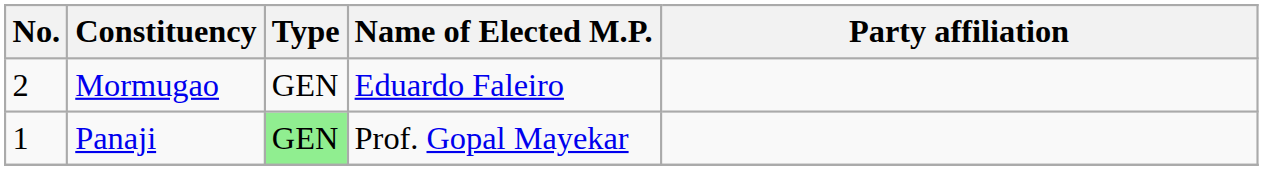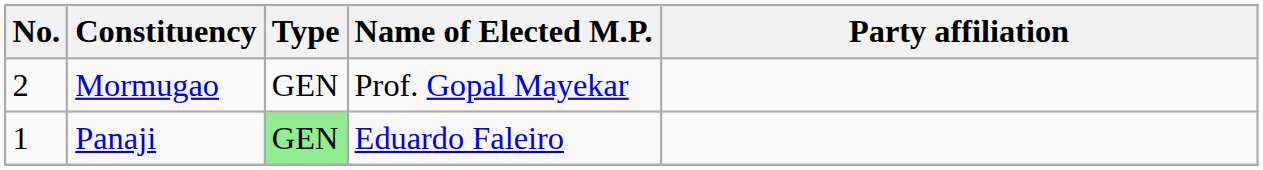(459, 84) Eduardo Faleiro -> (492, 84) Prof. Gopal Mayekar
(492, 138) Prof. Gopal Mayekar -> (459, 138) Eduardo Faleiro
